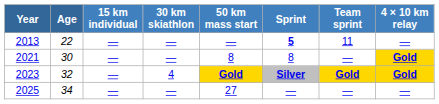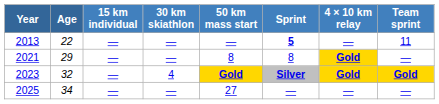columns swapped: (405, 19) <-> (347, 19)
(67, 58) 30 -> (67, 58) 29
